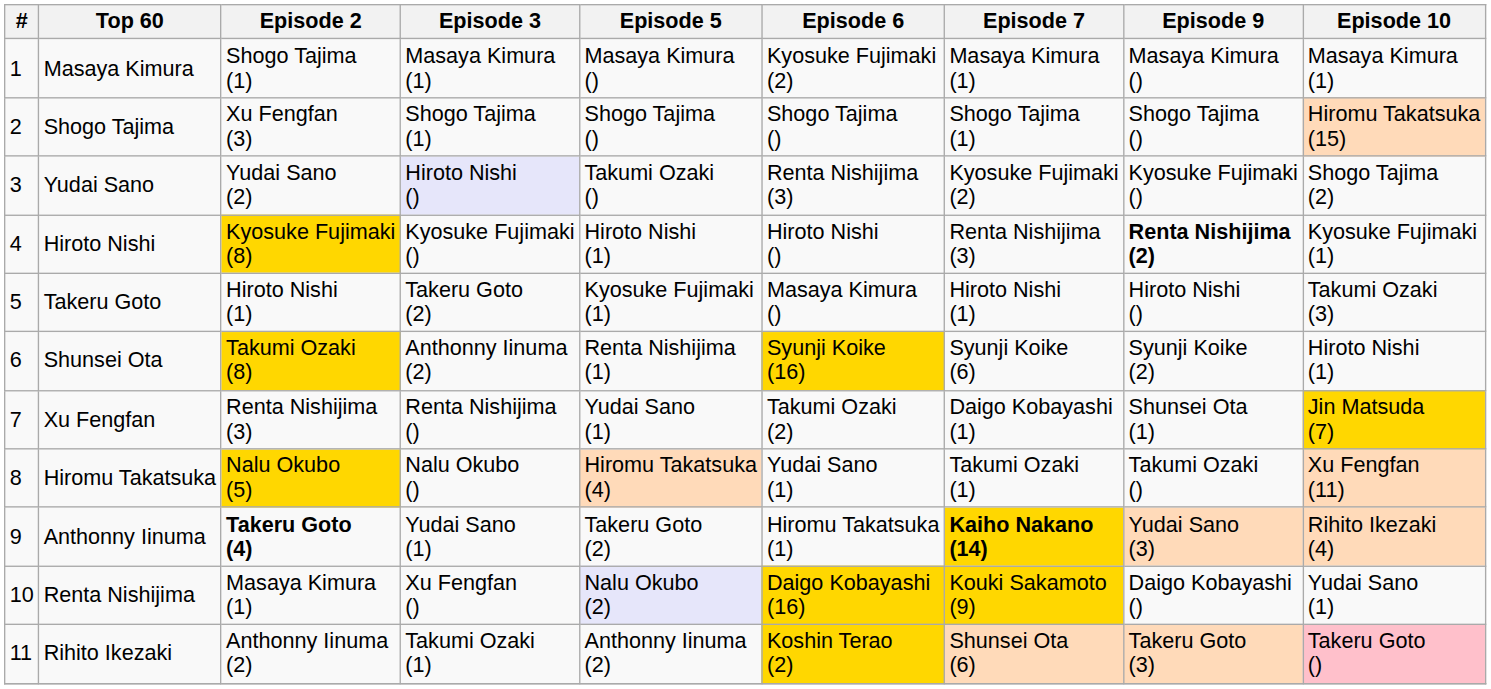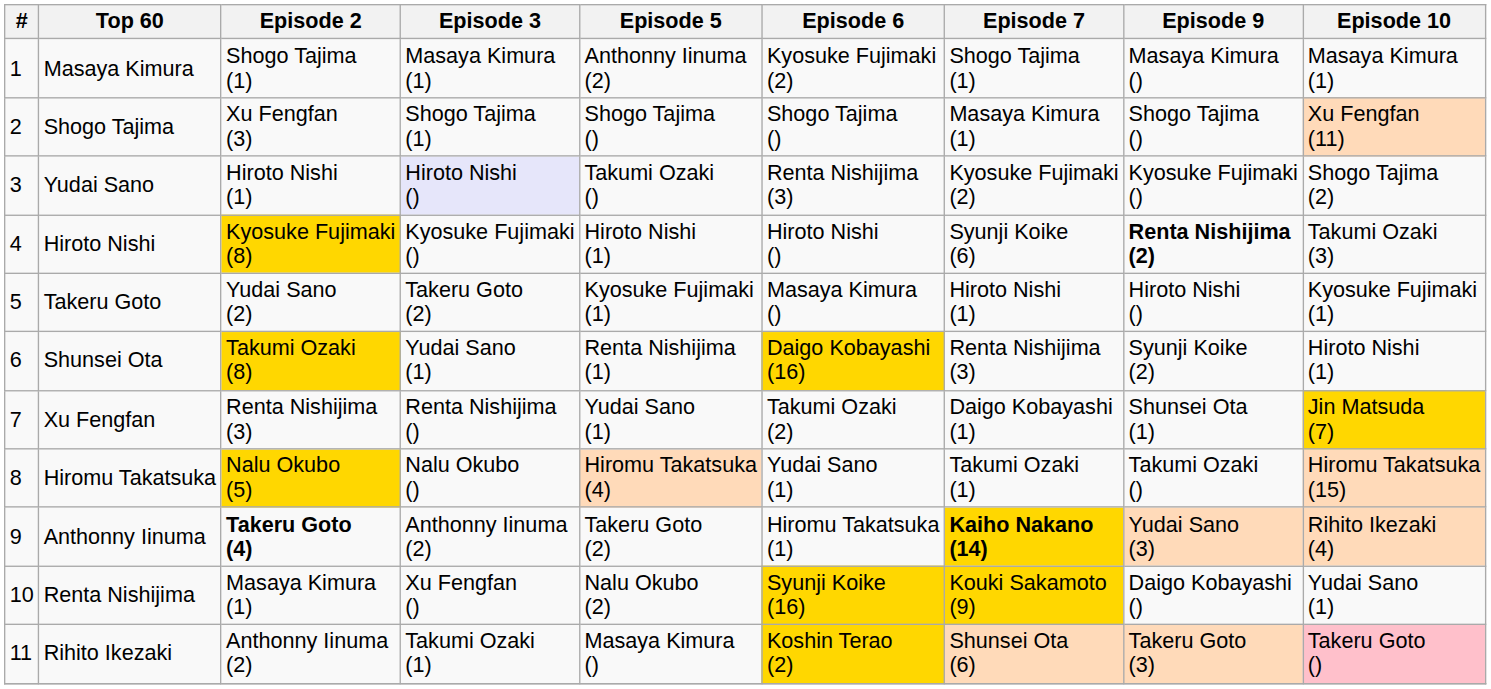(660, 68) Masaya Kimura () -> (666, 68) Anthonny Iinuma (2)
(1024, 68) Masaya Kimura (1) -> (1015, 68) Shogo Tajima (1)
(1015, 126) Shogo Tajima (1) -> (1024, 126) Masaya Kimura (1)
(1394, 126) Hiromu Takatsuka (15) -> (1364, 126) Xu Fengfan (11)
(281, 185) Yudai Sano (2) -> (282, 185) Hiroto Nishi (1)
(1025, 243) Renta Nishijima (3) -> (1009, 243) Syunji Koike (6)
(1392, 243) Kyosuke Fujimaki (1) -> (1373, 243) Takumi Ozaki (3)
(282, 302) Hiroto Nishi (1) -> (281, 302) Yudai Sano (2)
(1373, 302) Takumi Ozaki (3) -> (1392, 302) Kyosuke Fujimaki (1)
(486, 360) Anthonny Iinuma (2) -> (461, 360) Yudai Sano (1)
(826, 360) Syunji Koike (16) -> (849, 360) Daigo Kobayashi (16)
(1009, 360) Syunji Koike (6) -> (1025, 360) Renta Nishijima (3)
(1364, 477) Xu Fengfan (11) -> (1394, 477) Hiromu Takatsuka (15)
(461, 536) Yudai Sano (1) -> (486, 536) Anthonny Iinuma (2)
(642, 595) lavender background -> (642, 595) no background
(849, 595) Daigo Kobayashi (16) -> (826, 595) Syunji Koike (16)
(666, 653) Anthonny Iinuma (2) -> (660, 653) Masaya Kimura ()
